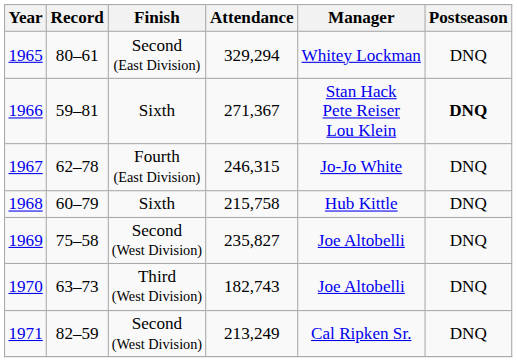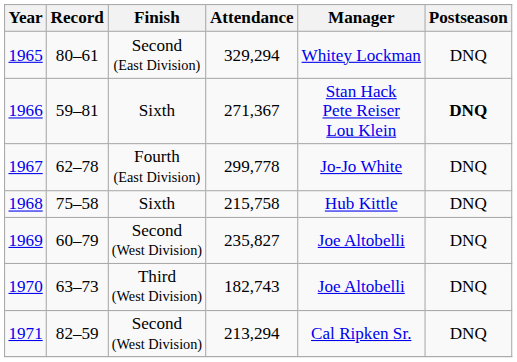(252, 166) 246,315 -> (252, 166) 299,778
(77, 203) 60–79 -> (77, 203) 75–58
(77, 240) 75–58 -> (77, 240) 60–79
(252, 333) 213,249 -> (252, 333) 213,294
